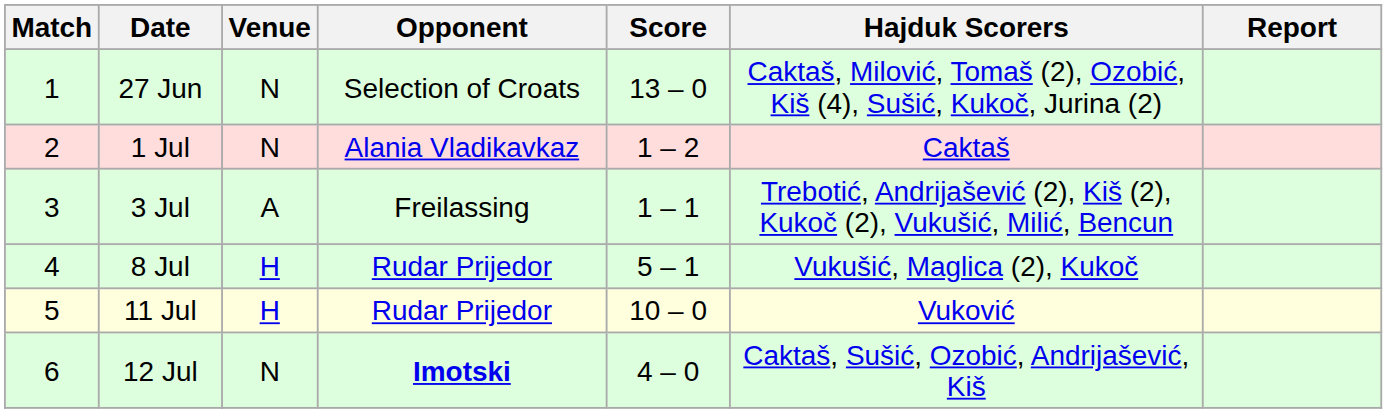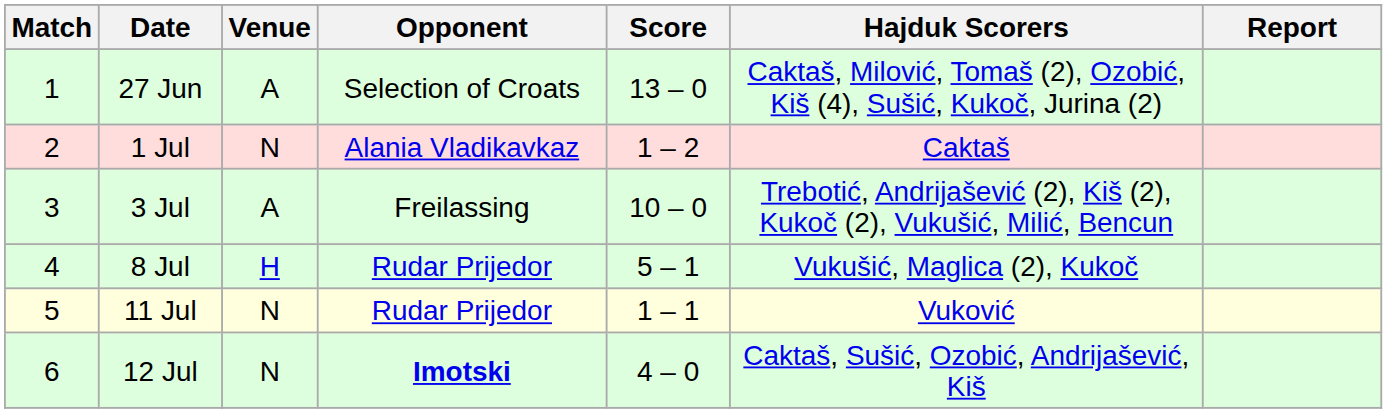(270, 87) N -> (270, 87) A
(668, 207) 1 – 1 -> (668, 207) 10 – 0
(270, 311) H -> (270, 311) N
(668, 311) 10 – 0 -> (668, 311) 1 – 1
